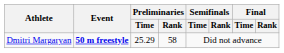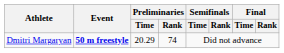(145, 40) 25.29 -> (145, 40) 20.29
(172, 40) 58 -> (172, 40) 74
